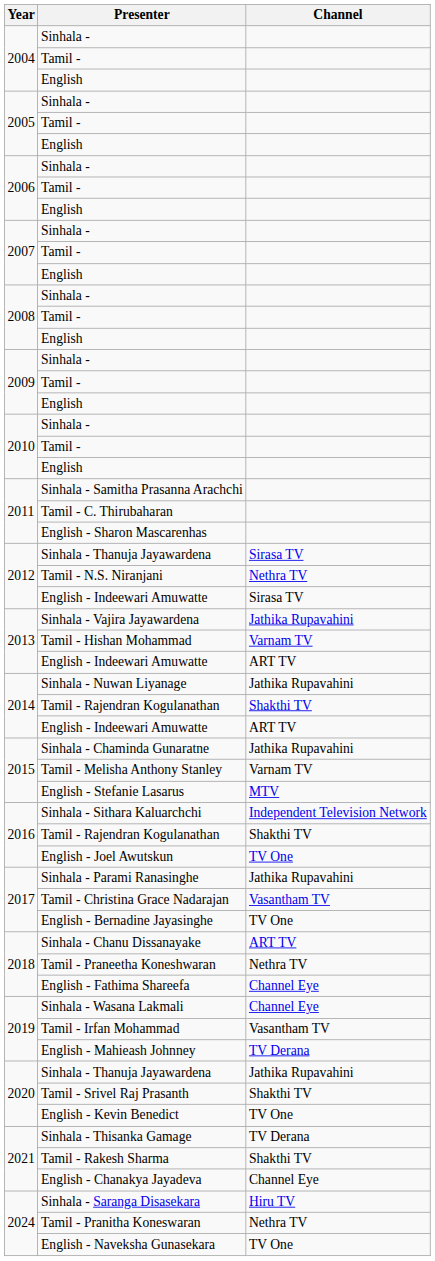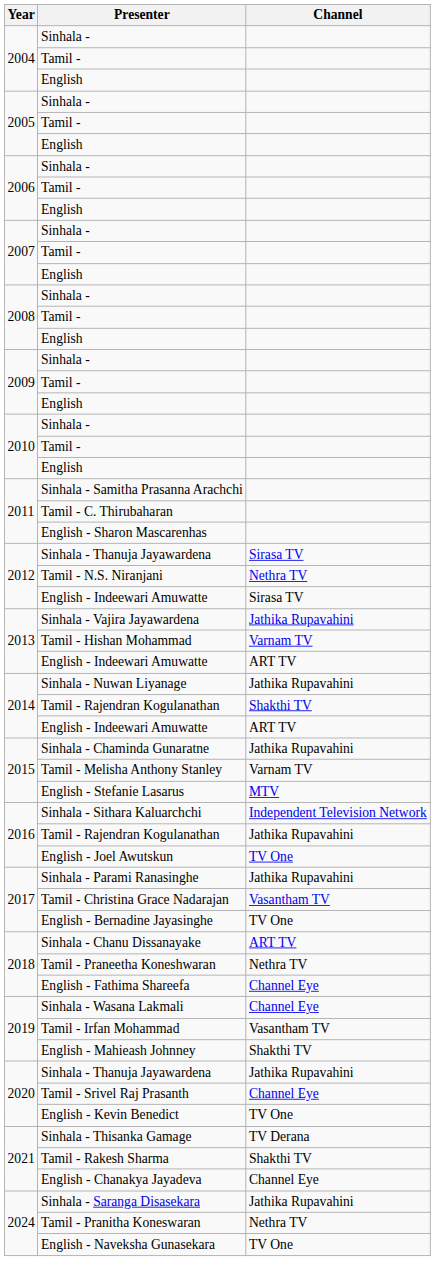(280, 834) Shakthi TV -> (301, 834) Jathika Rupavahini
(279, 1050) TV Derana -> (280, 1050) Shakthi TV
(280, 1093) Shakthi TV -> (284, 1093) Channel Eye
(272, 1201) Hiru TV -> (301, 1201) Jathika Rupavahini
